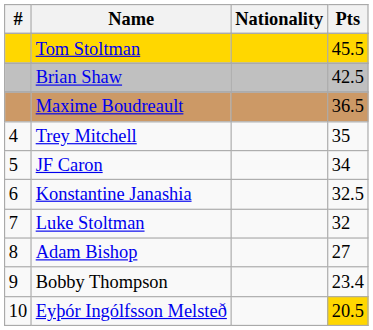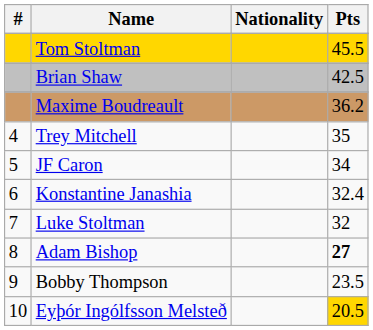(348, 106) 36.5 -> (348, 106) 36.2
(348, 194) 32.5 -> (348, 194) 32.4
(341, 252) normal -> (341, 252) bold
(348, 281) 23.4 -> (348, 281) 23.5
